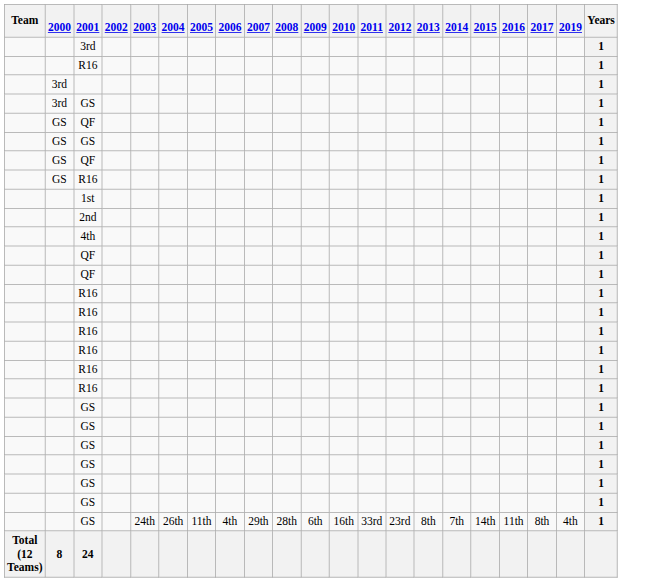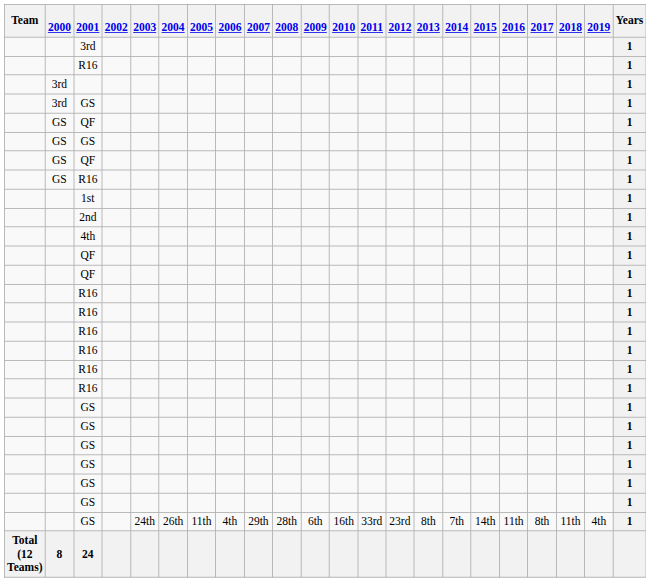+ column: (570, 27)
